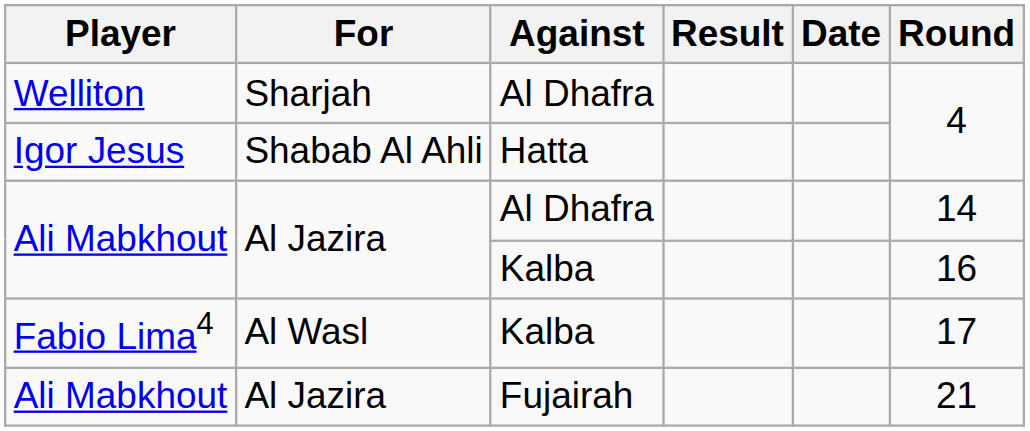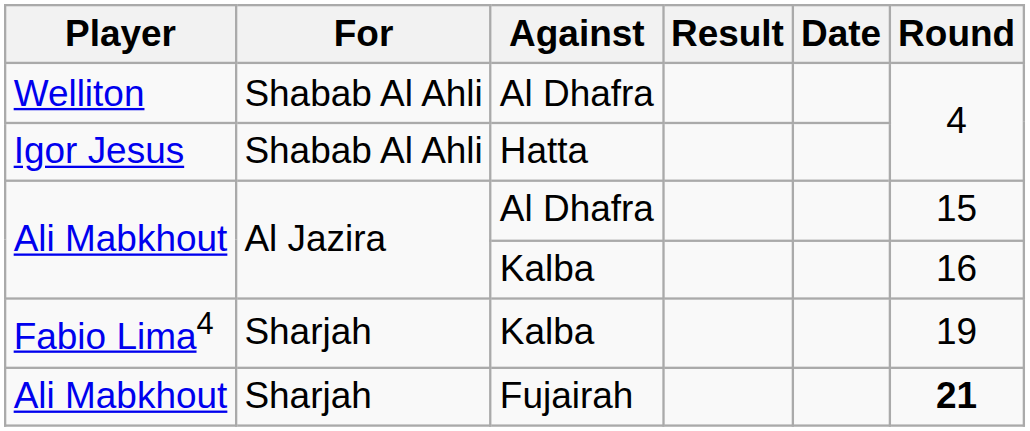(308, 92) Sharjah -> (364, 92) Shabab Al Ahli
(957, 209) 14 -> (957, 209) 15
(306, 331) Al Wasl -> (308, 331) Sharjah
(957, 331) 17 -> (957, 331) 19
(315, 395) Al Jazira -> (308, 395) Sharjah
(957, 395) normal -> (957, 395) bold
